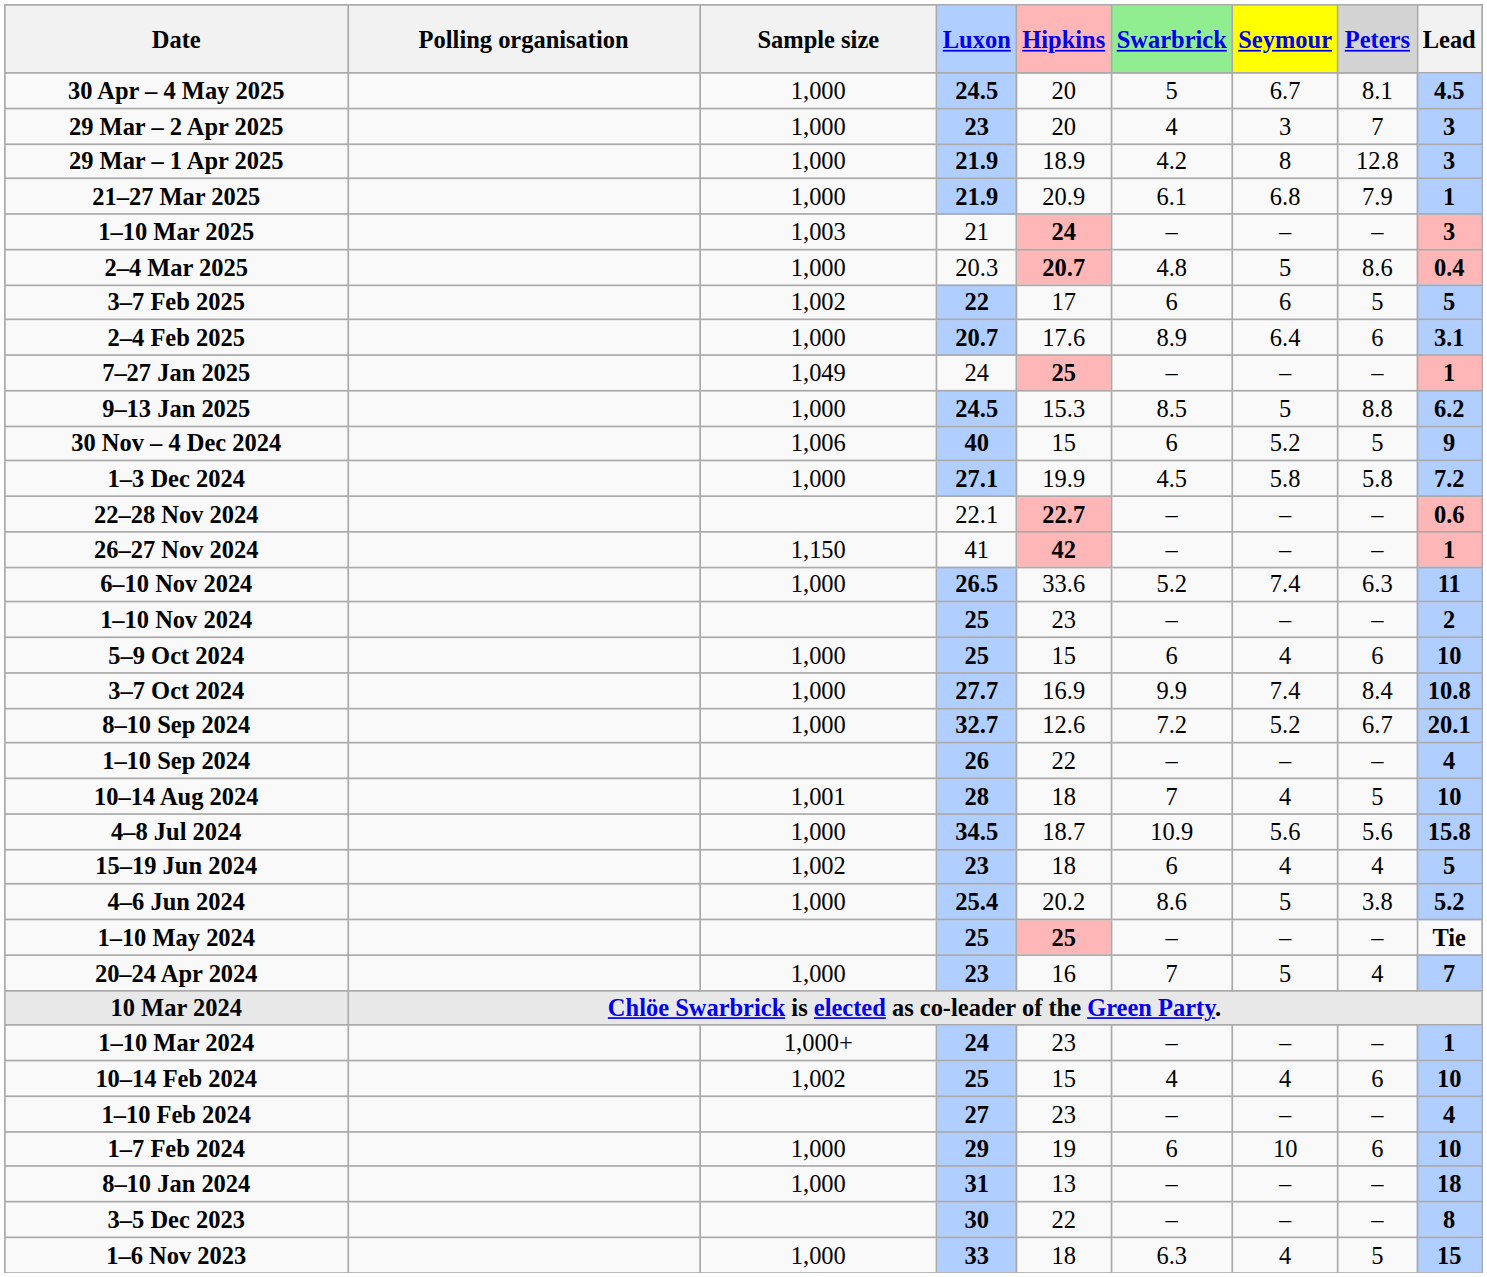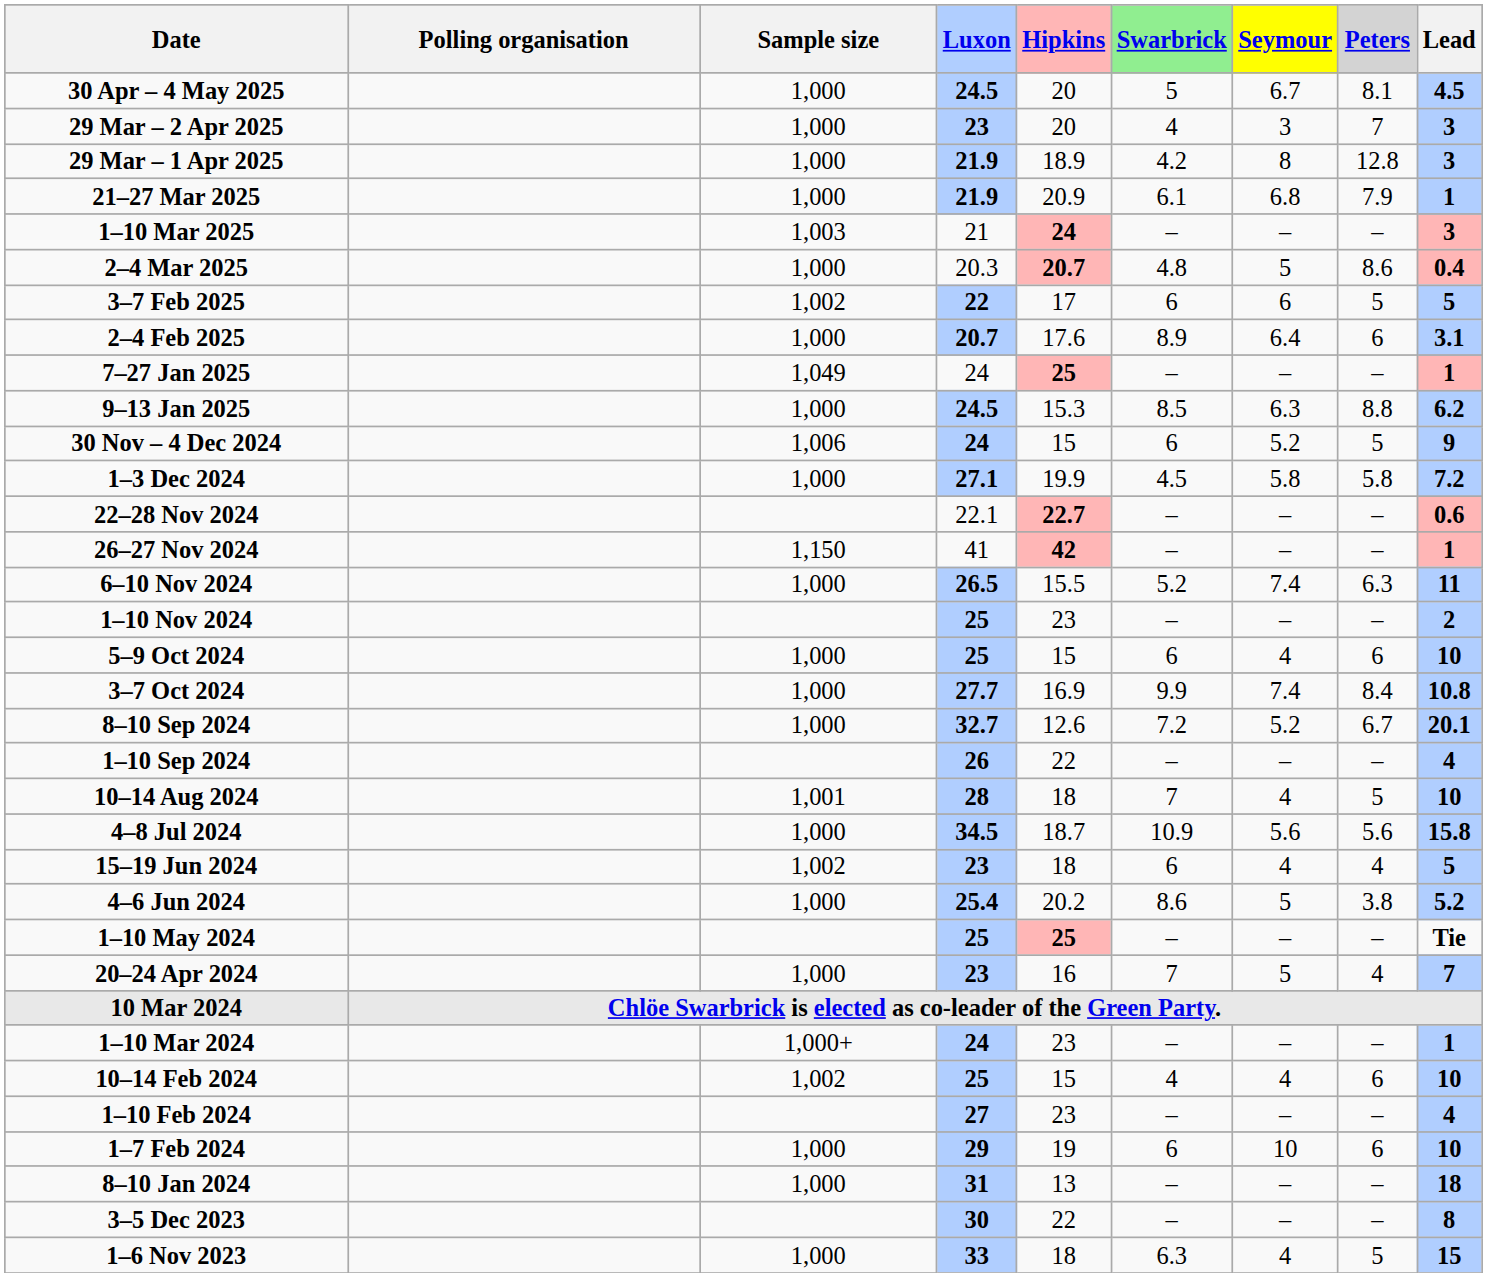(1285, 408) 5 -> (1285, 408) 6.3
(977, 444) 40 -> (977, 444) 24
(1064, 585) 33.6 -> (1064, 585) 15.5
